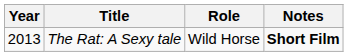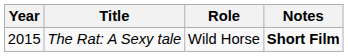(24, 39) 2013 -> (24, 39) 2015
